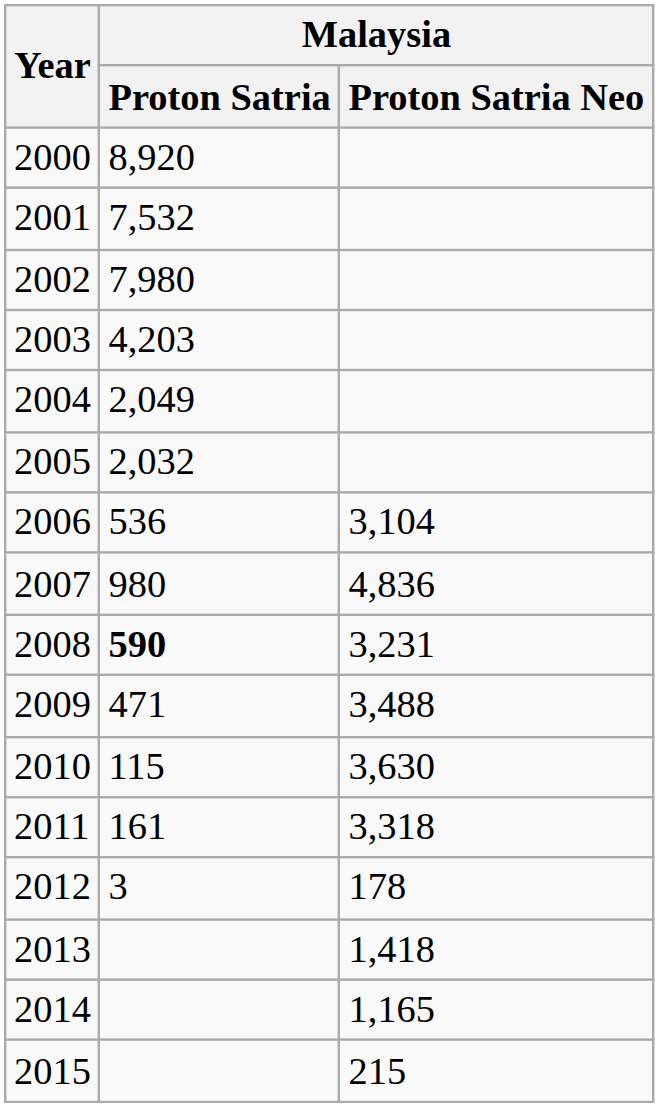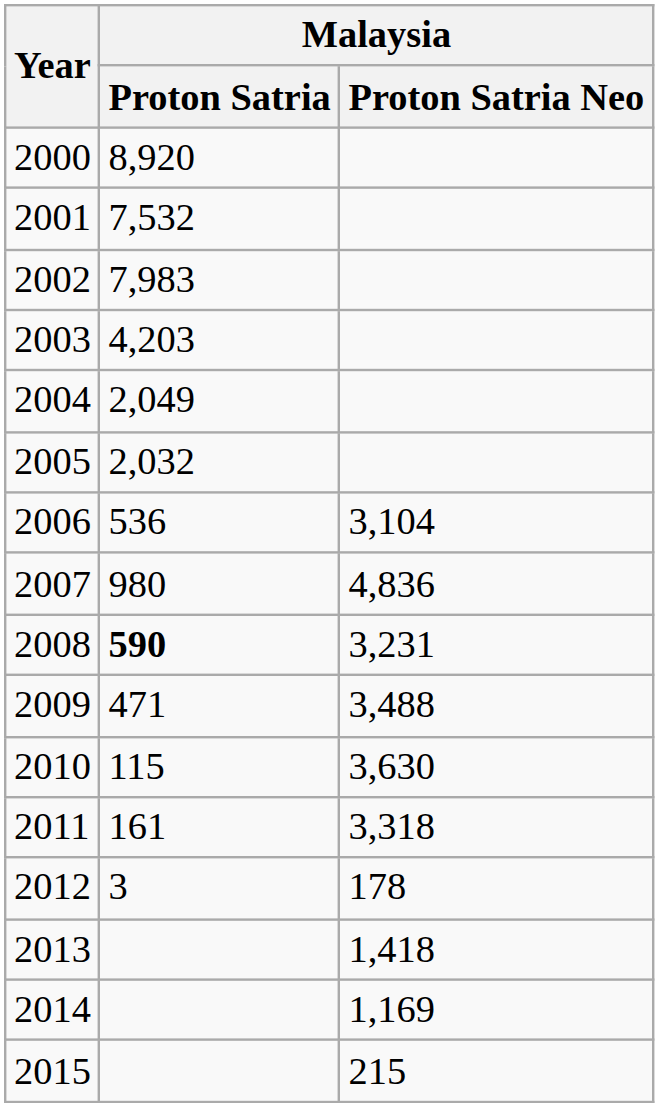(152, 278) 7,980 -> (152, 278) 7,983
(392, 1009) 1,165 -> (392, 1009) 1,169
